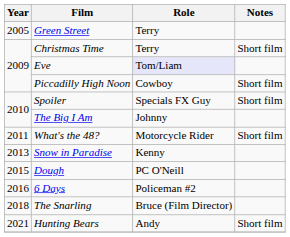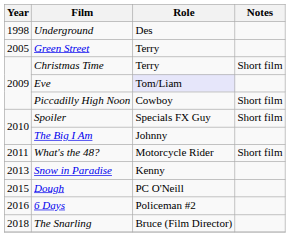+ row: (64, 30)
- row: (66, 223)
